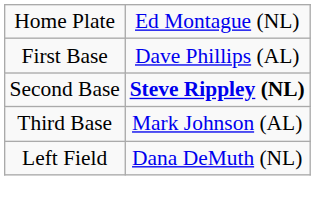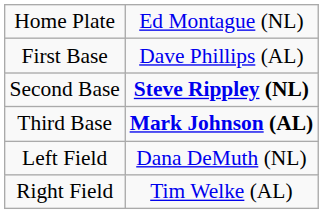(217, 123) normal -> (221, 123) bold
+ row: (65, 191)
